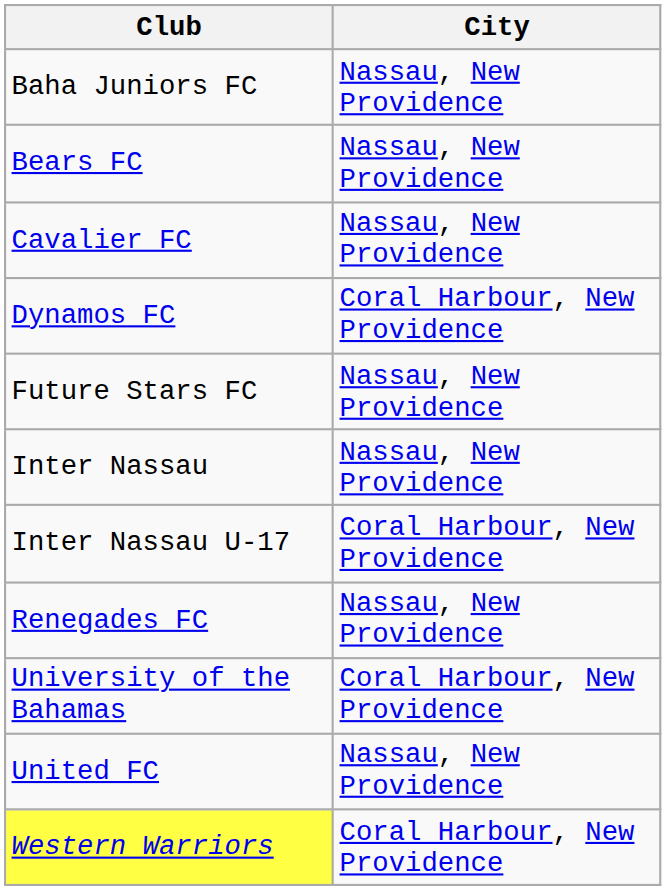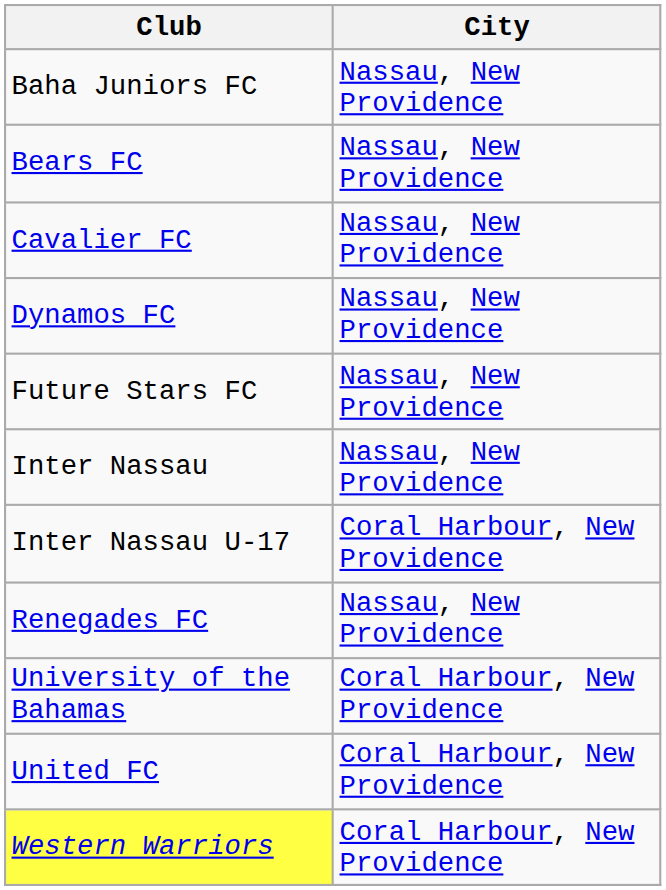(487, 316) Coral Harbour, New Providence -> (430, 316) Nassau, New Providence
(430, 771) Nassau, New Providence -> (487, 771) Coral Harbour, New Providence
